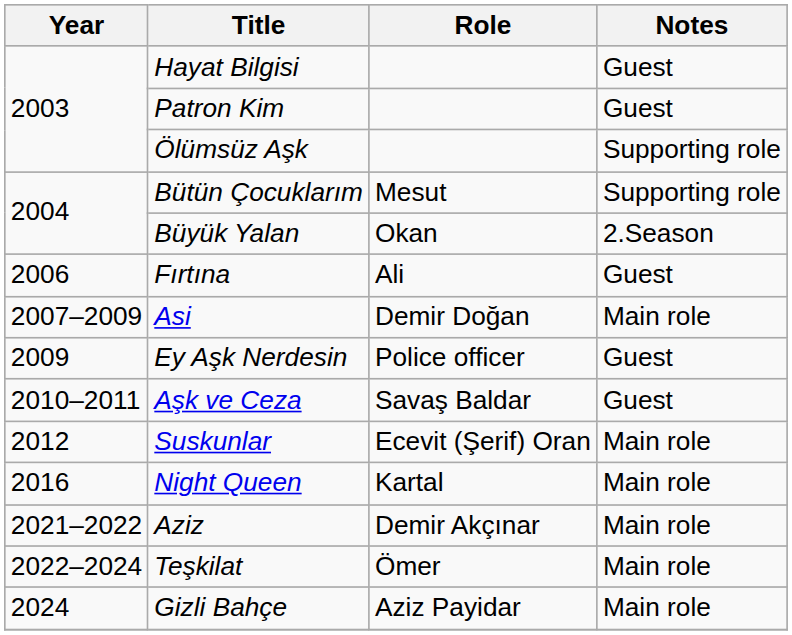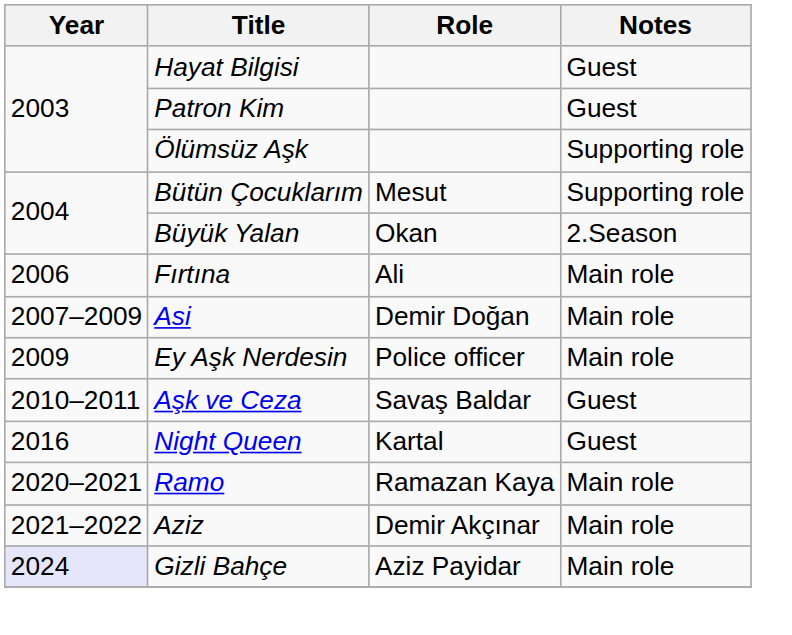(638, 274) Guest -> (620, 274) Main role
(638, 358) Guest -> (620, 358) Main role
- row: (213, 441)
(657, 483) Main role -> (601, 441) Guest
+ row: (189, 483)
- row: (198, 566)
(40, 607) no background -> (40, 566) lavender background
